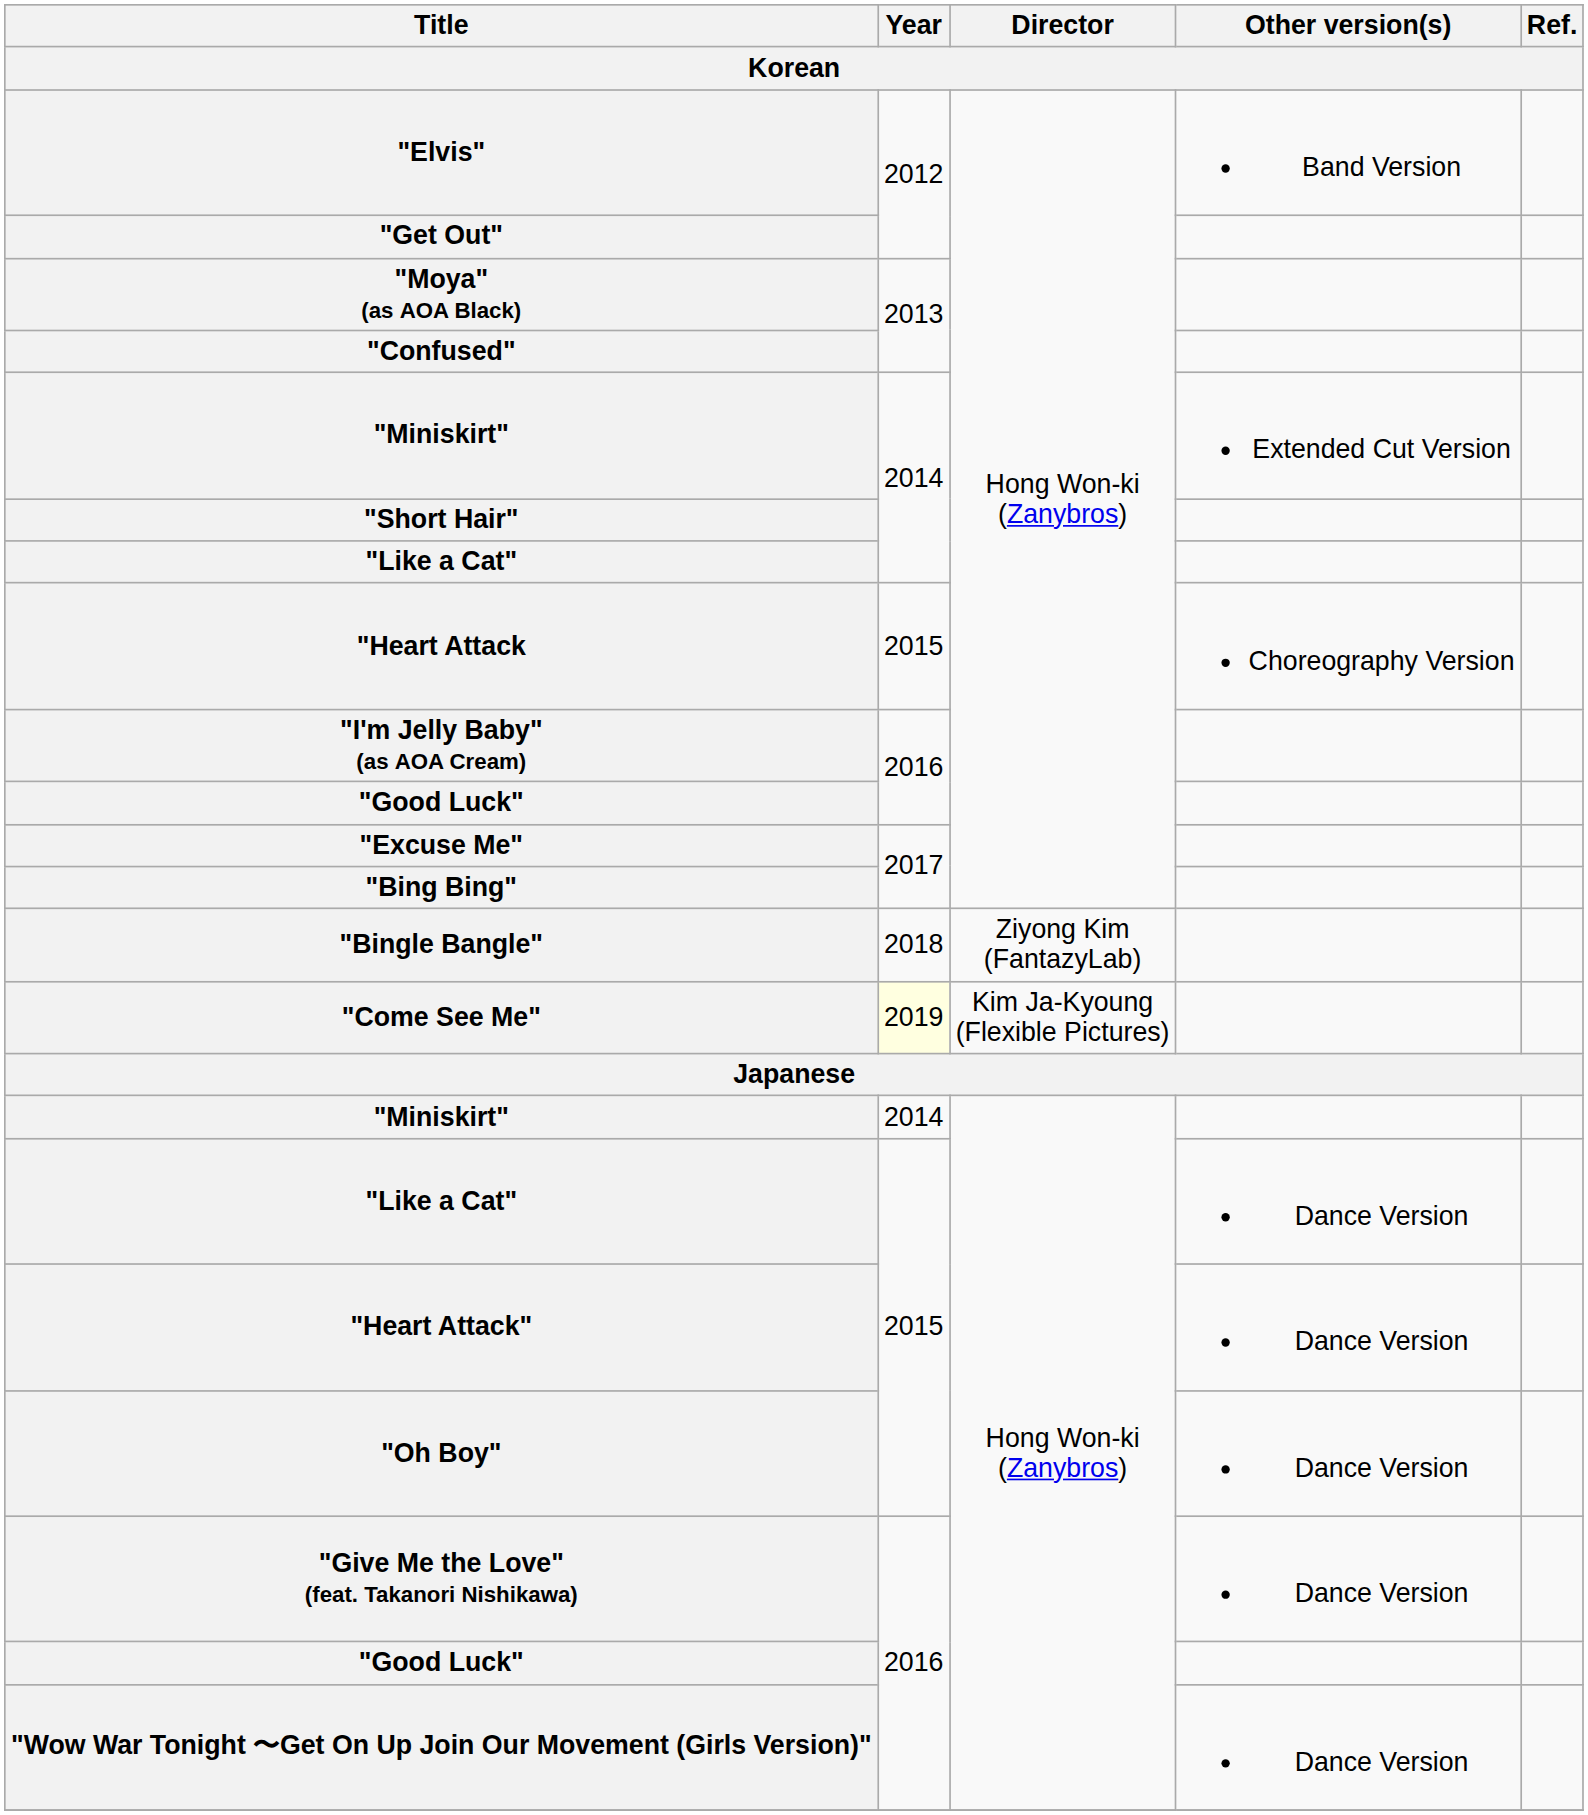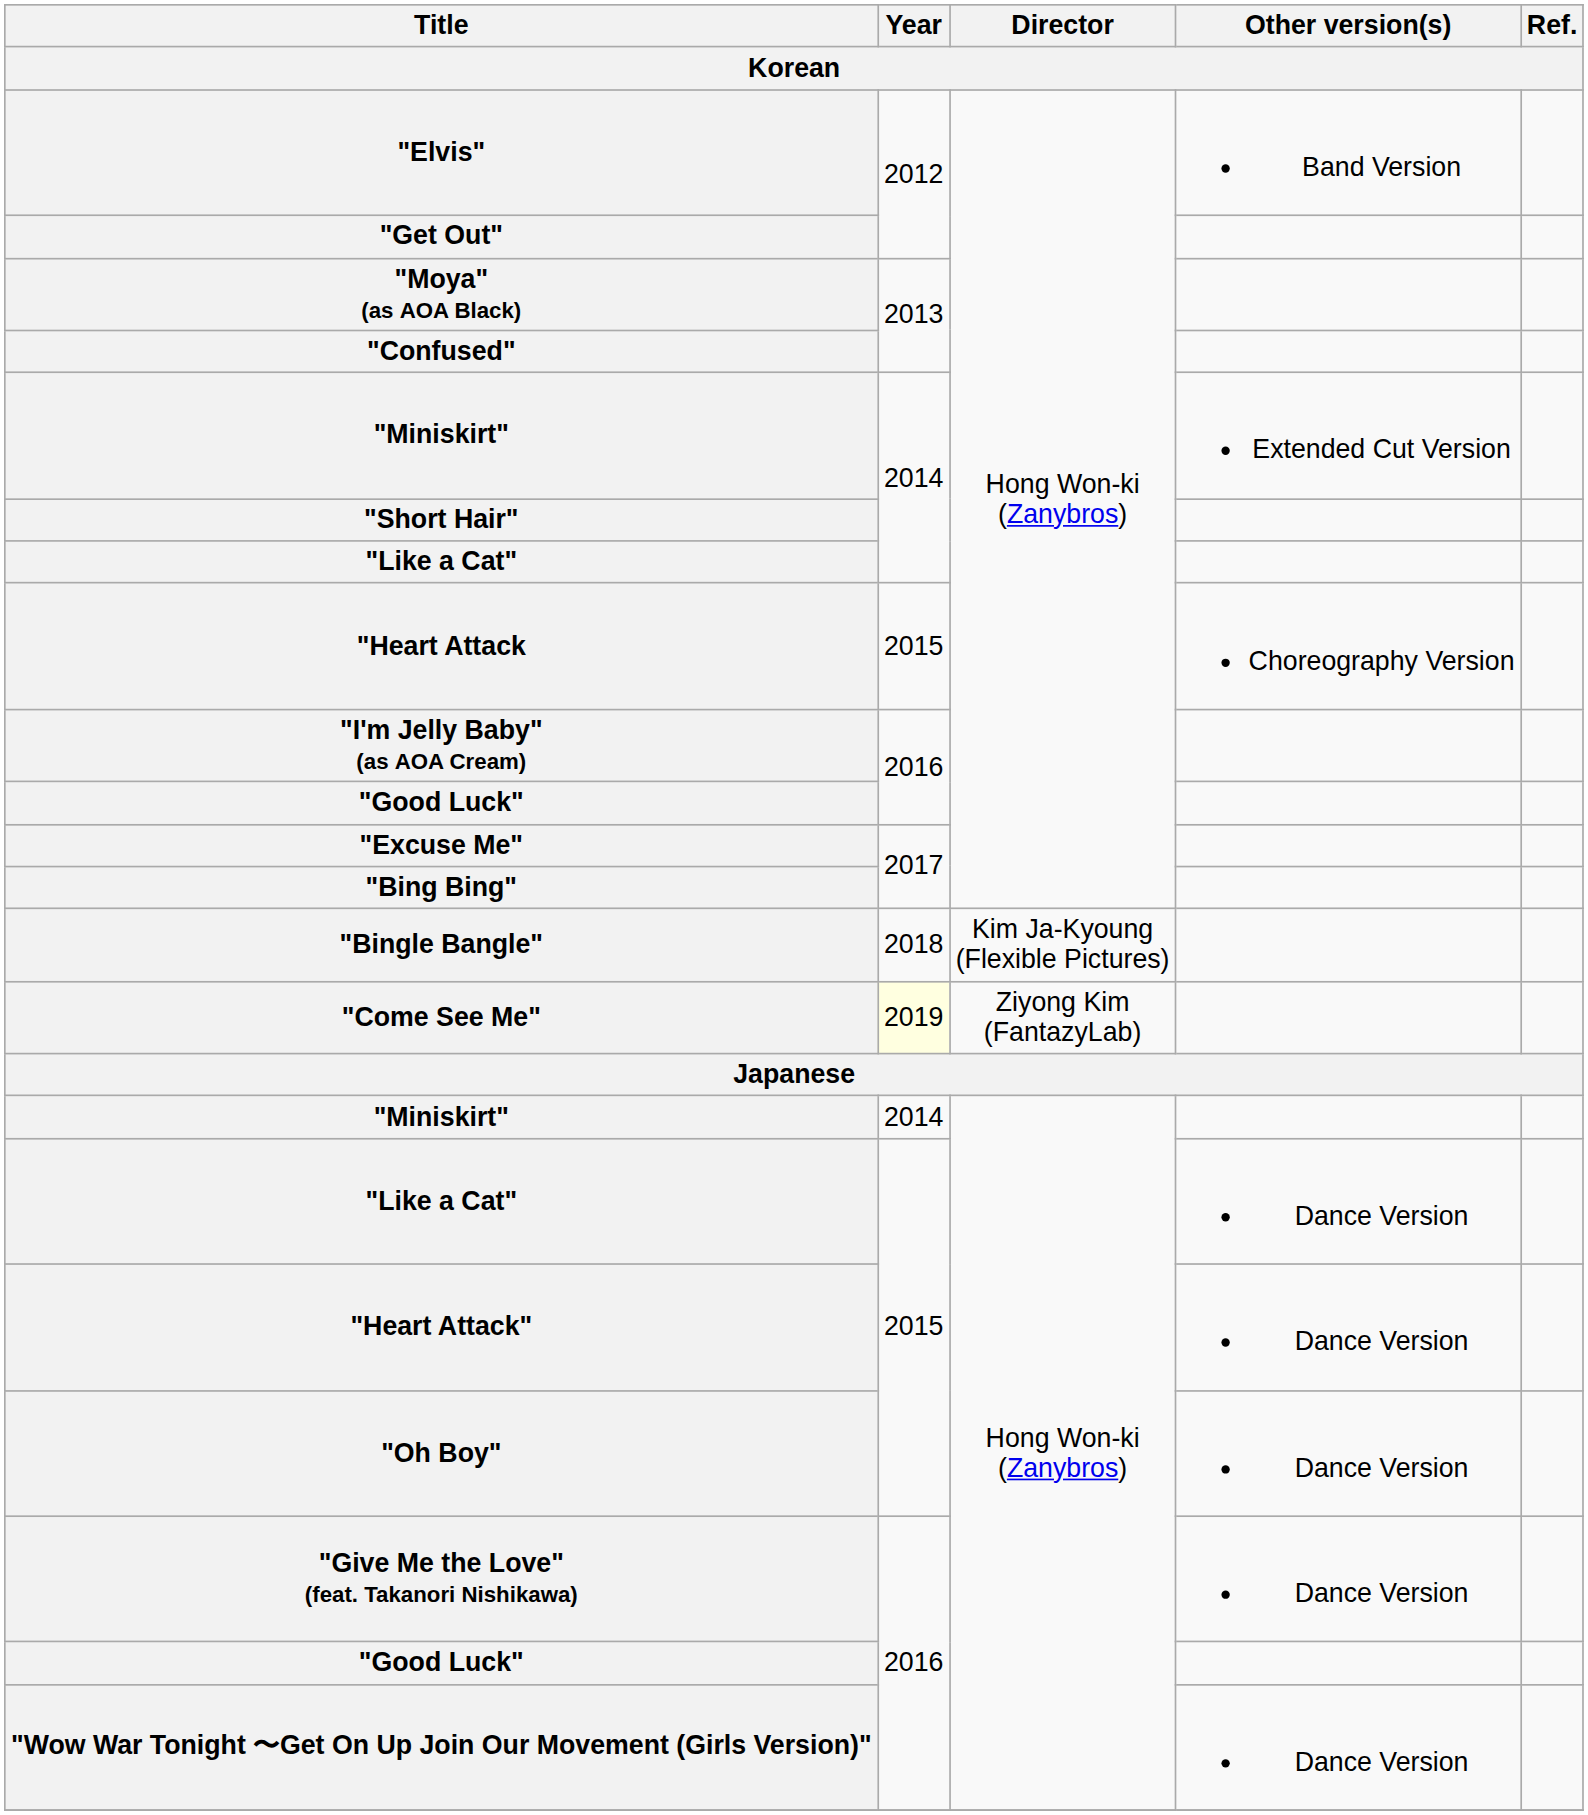(1063, 944) Ziyong Kim (FantazyLab) -> (1063, 944) Kim Ja-Kyoung (Flexible Pictures)
(1063, 1017) Kim Ja-Kyoung (Flexible Pictures) -> (1063, 1017) Ziyong Kim (FantazyLab)
